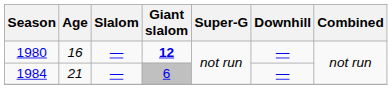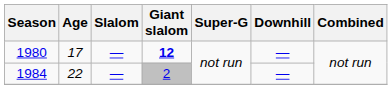(75, 52) 16 -> (75, 52) 17
(75, 73) 21 -> (75, 73) 22
(167, 73) 6 -> (167, 73) 2
